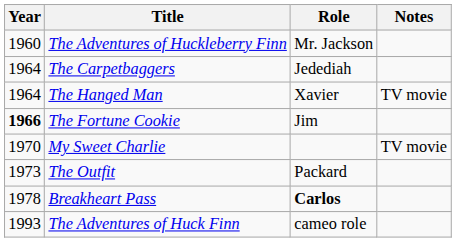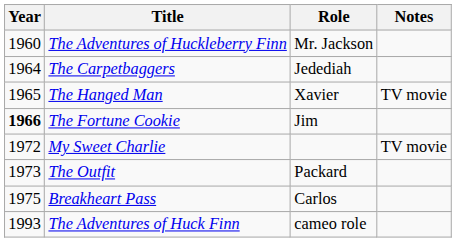(25, 95) 1964 -> (25, 95) 1965
(25, 146) 1970 -> (25, 146) 1972
(25, 198) 1978 -> (25, 198) 1975
(317, 198) bold -> (316, 198) normal
